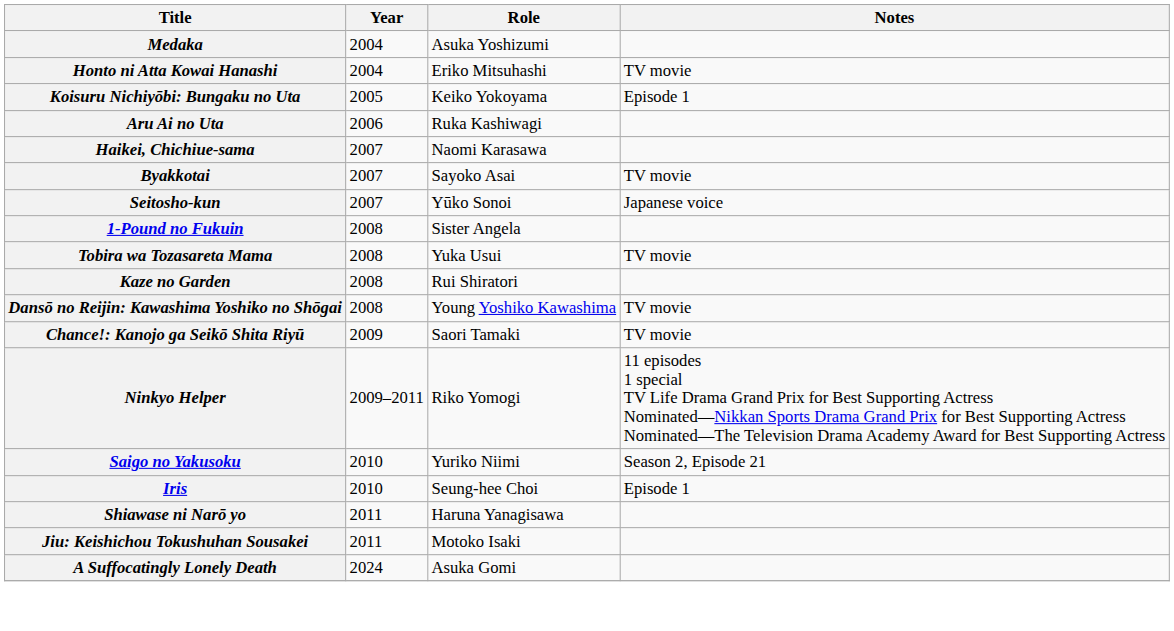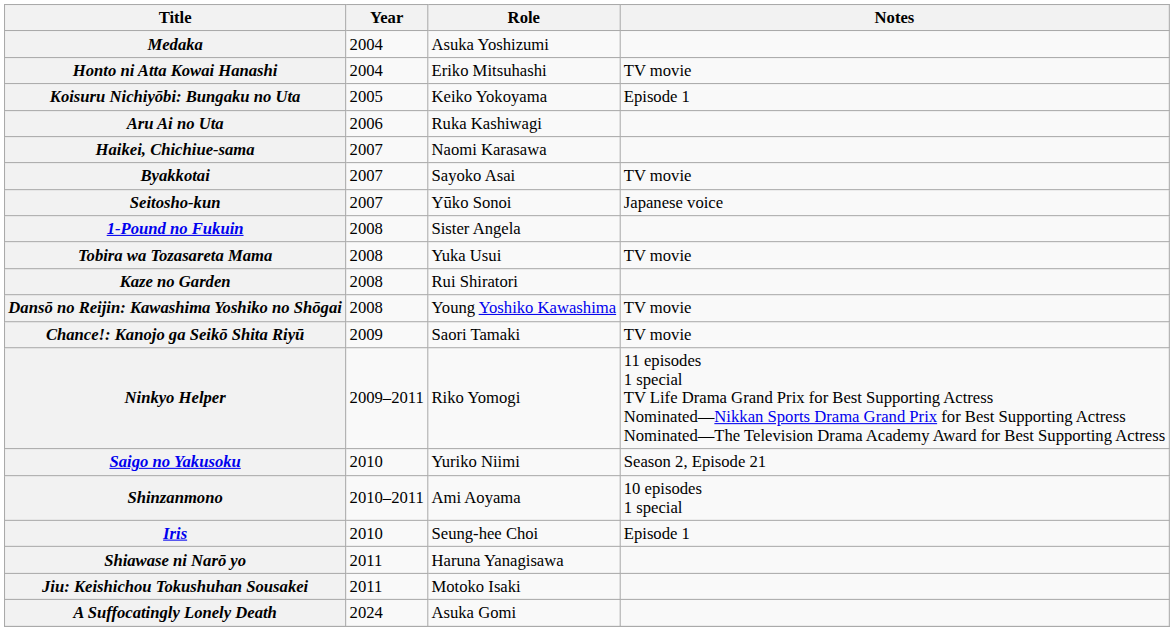+ row: (175, 497)
